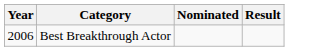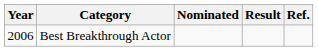+ column: (298, 14)
